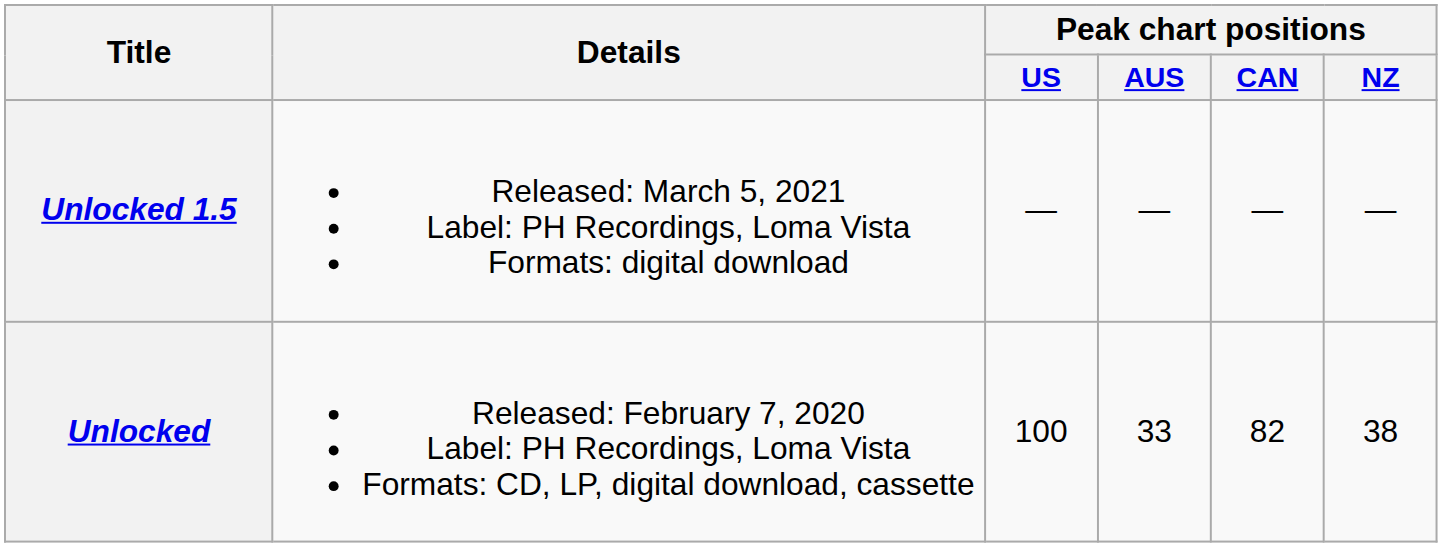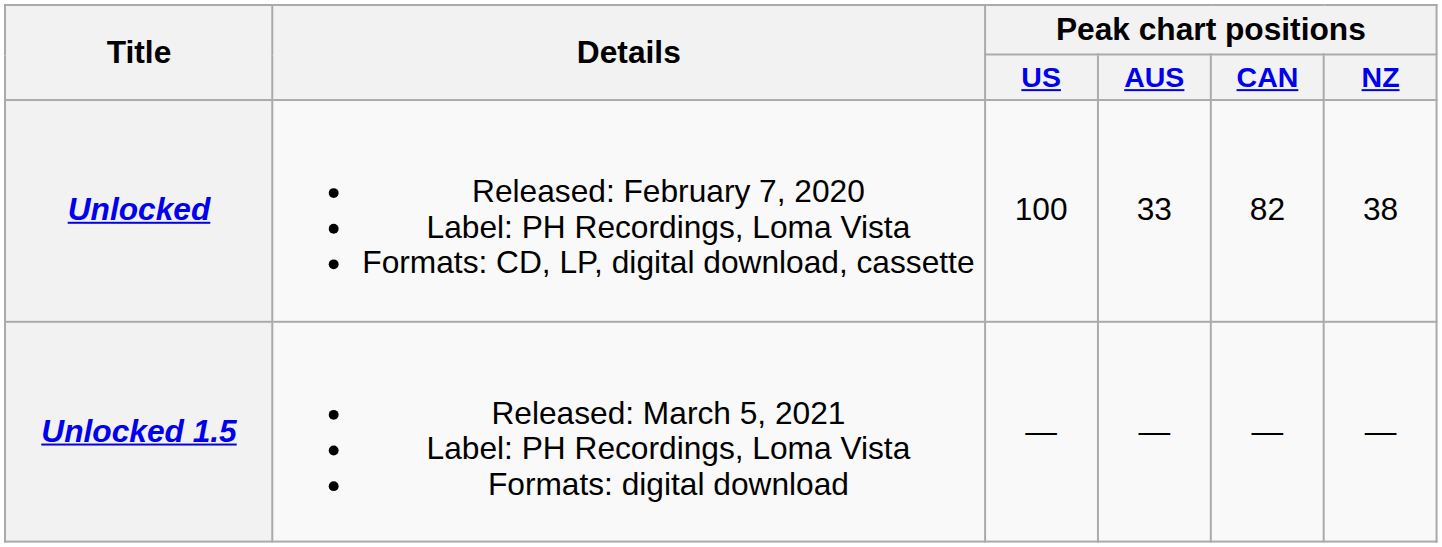rows swapped: (139, 430) <-> (139, 210)
